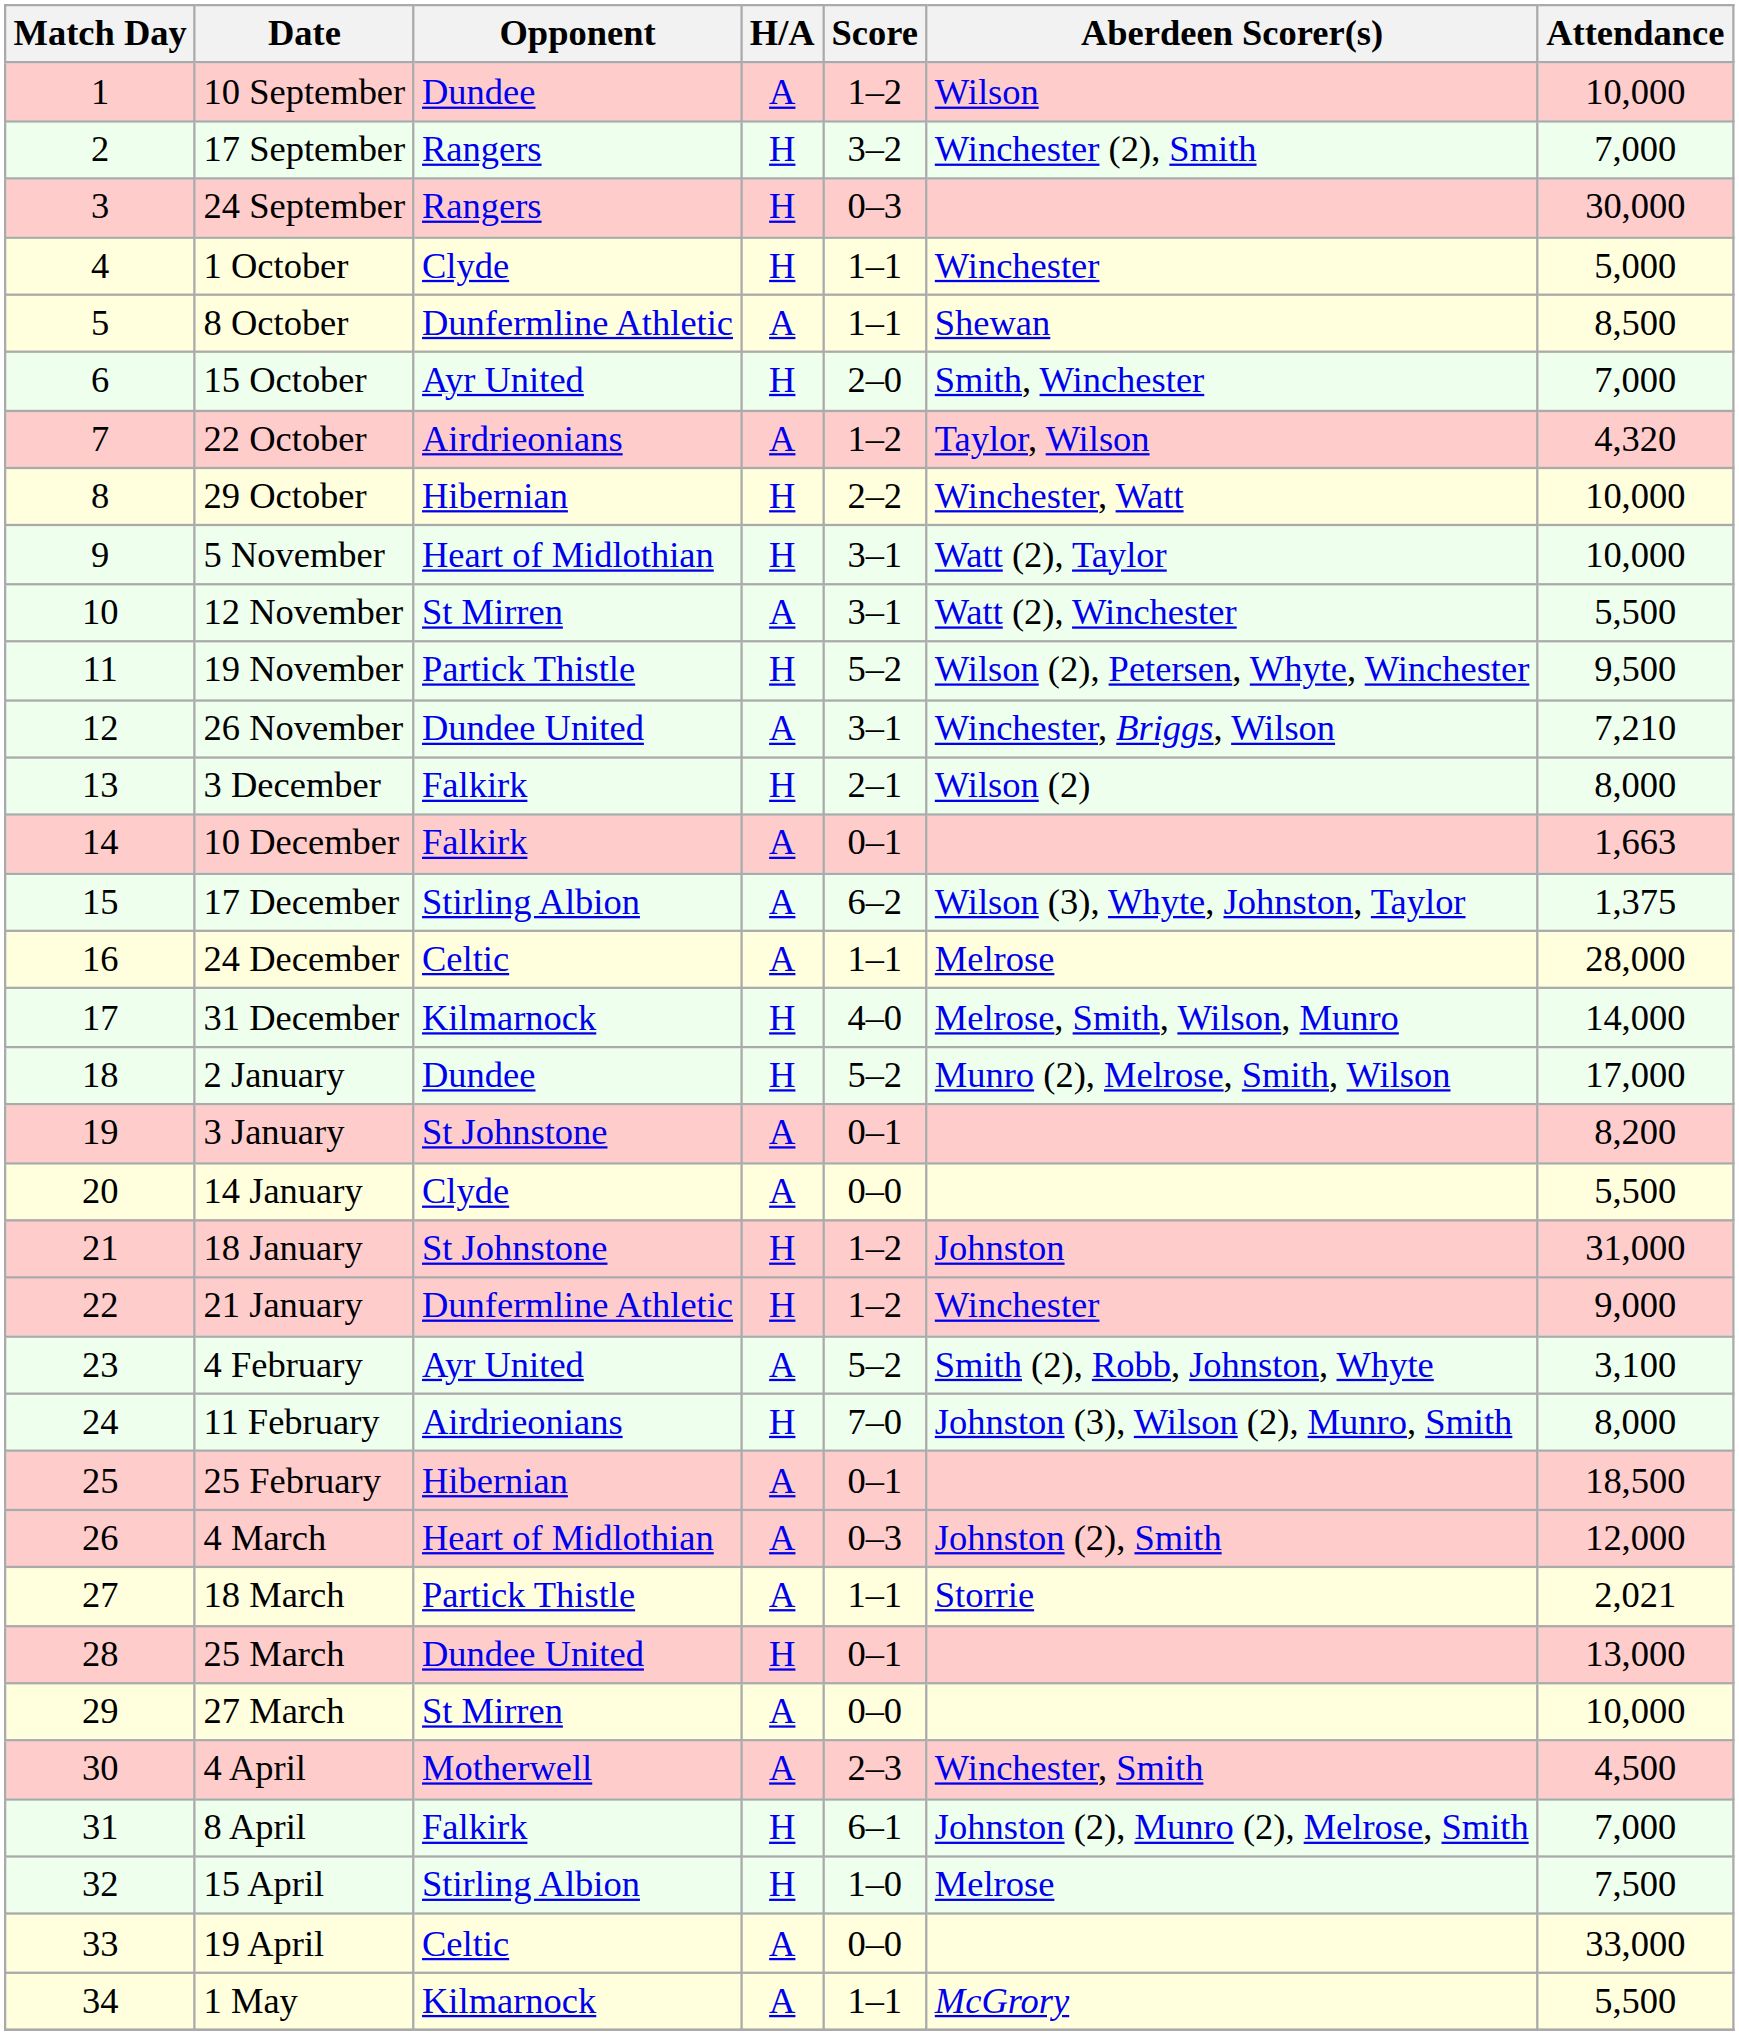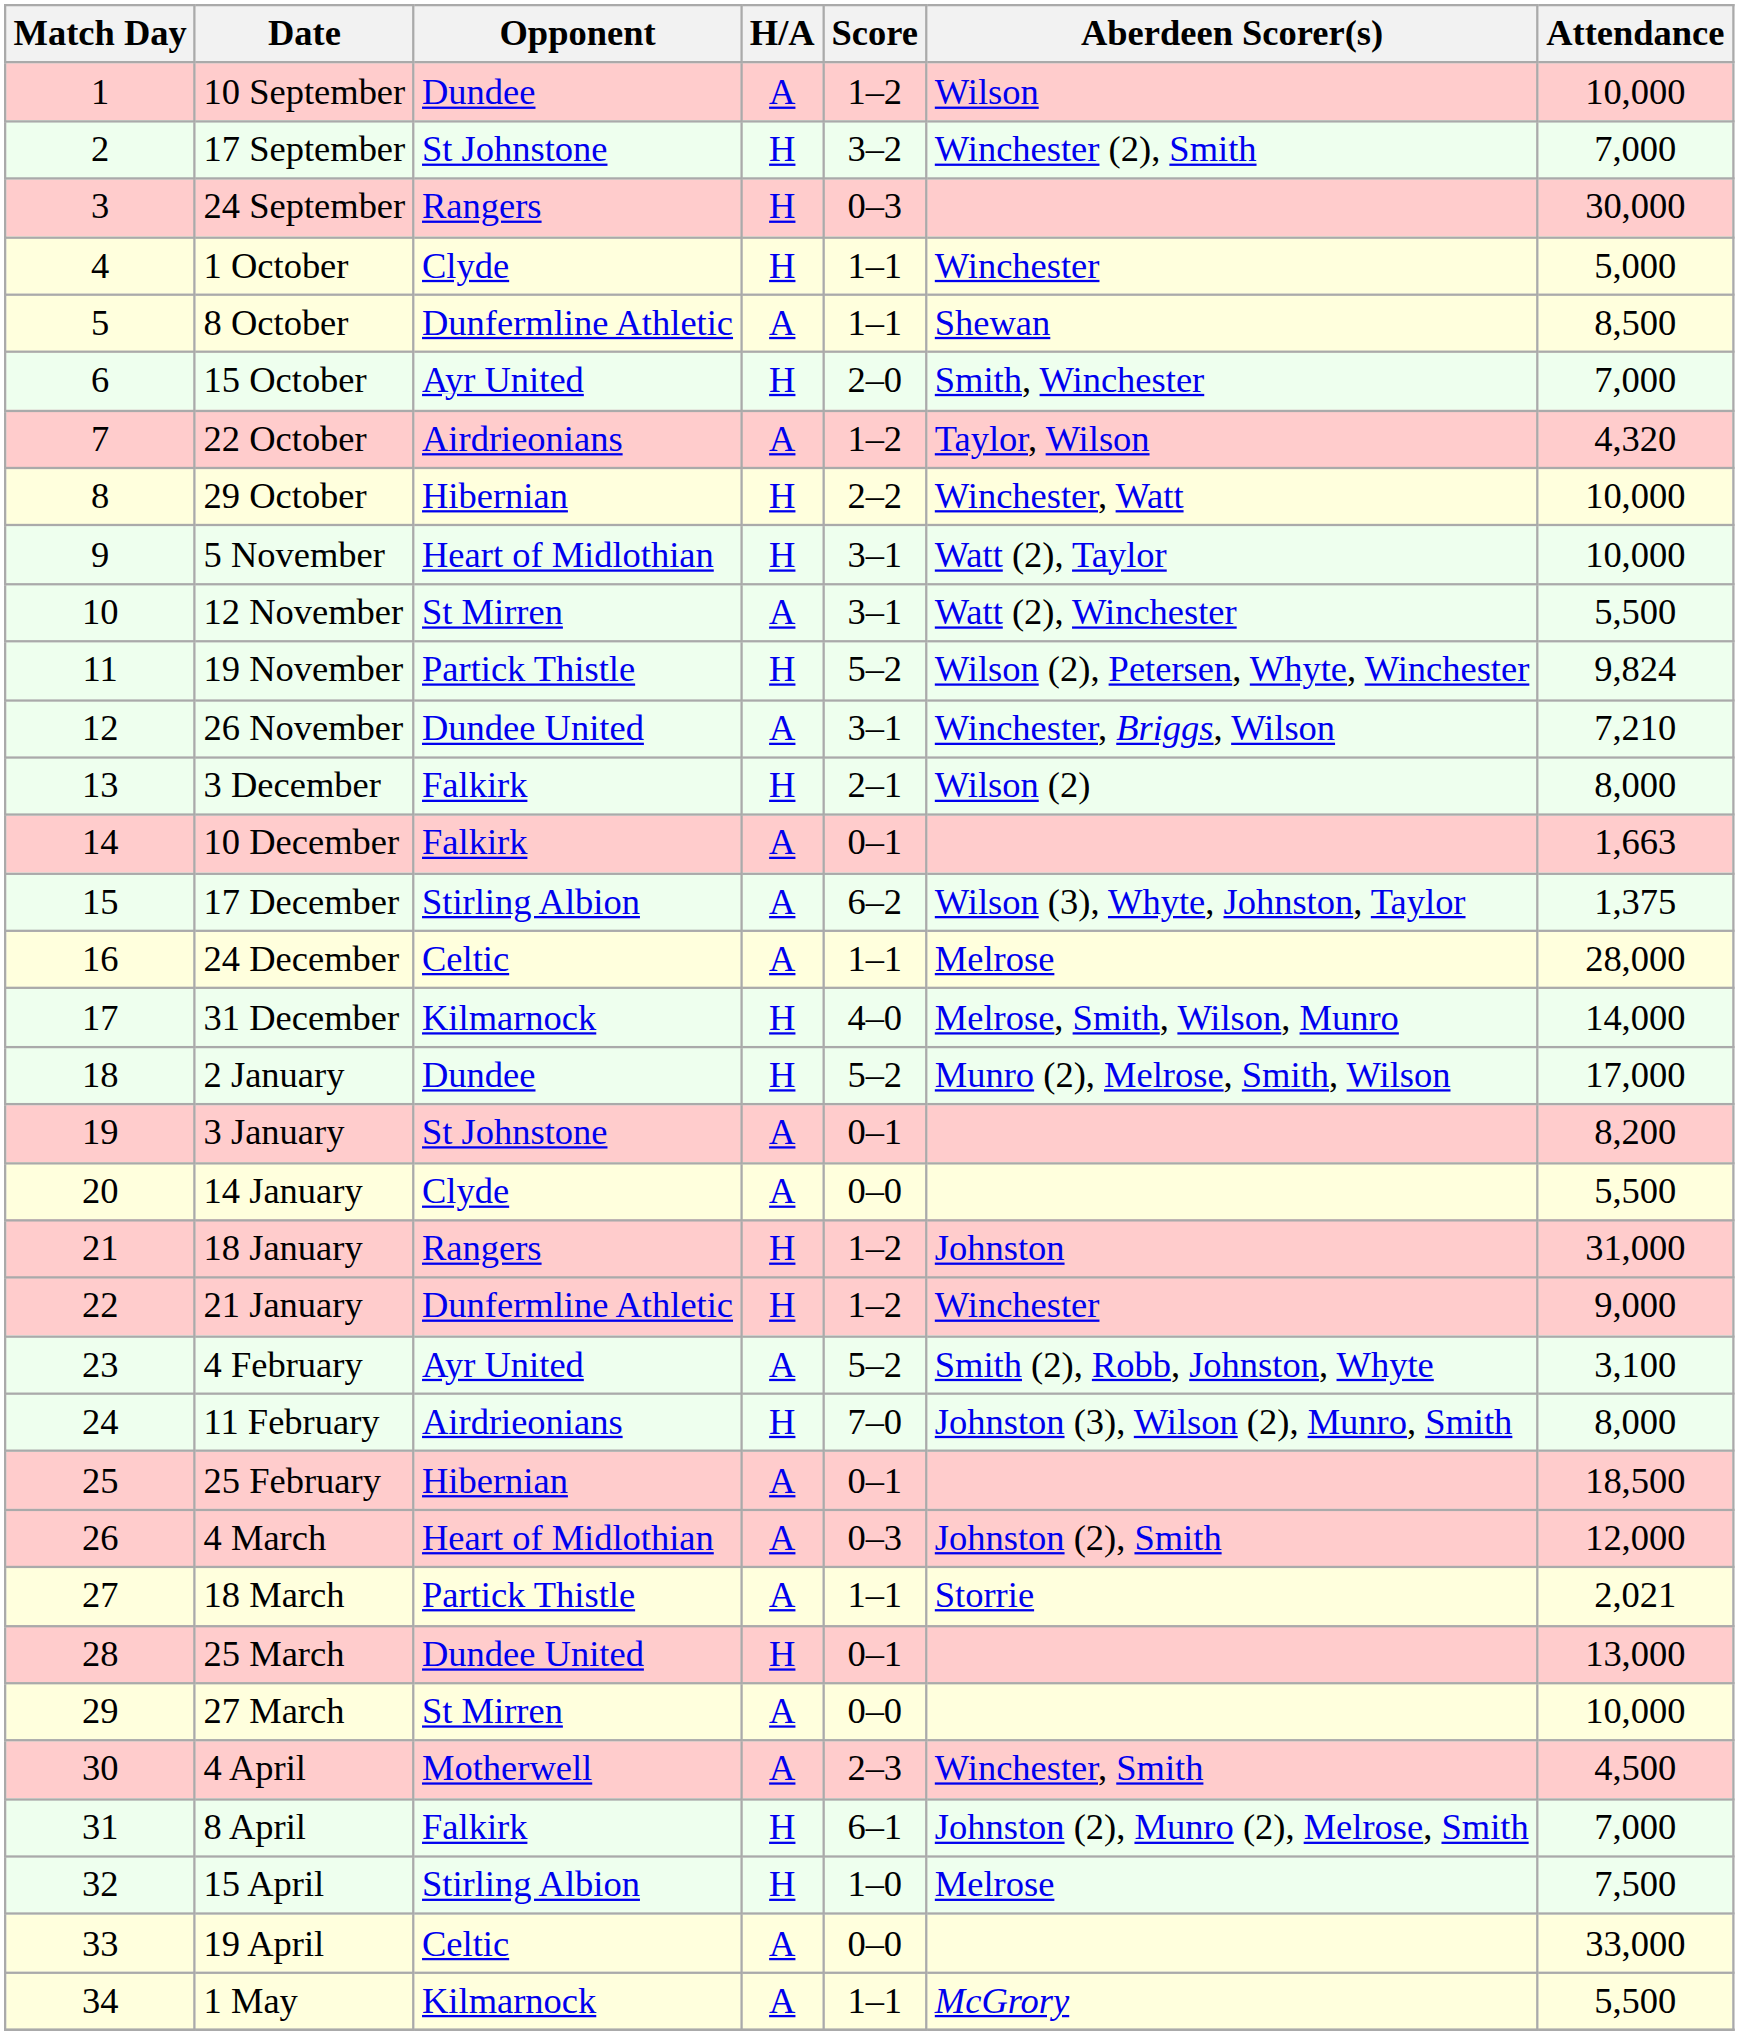(482, 149) Rangers -> (515, 149) St Johnstone
(1635, 669) 9,500 -> (1635, 669) 9,824
(515, 1248) St Johnstone -> (482, 1248) Rangers
